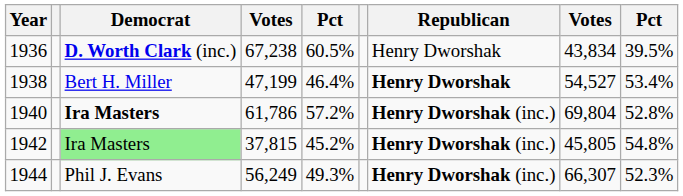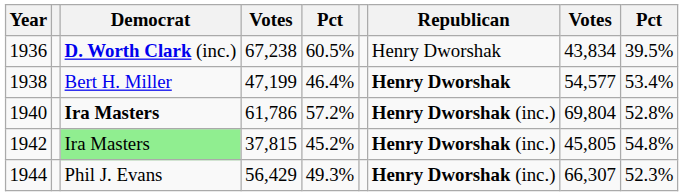(590, 82) 54,527 -> (590, 82) 54,577
(271, 175) 56,249 -> (271, 175) 56,429
